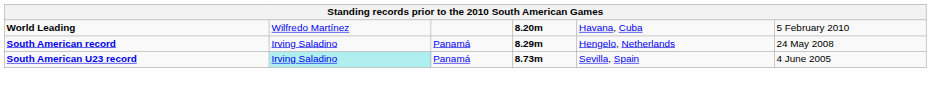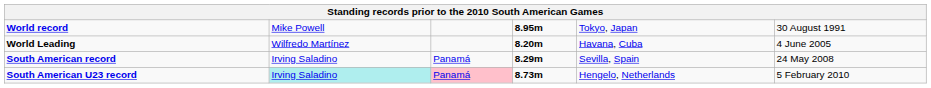+ row: (37, 28)
(813, 28) 5 February 2010 -> (804, 43) 4 June 2005
(627, 43) Hengelo, Netherlands -> (609, 59) Sevilla, Spain
(452, 59) no background -> (452, 75) pink background
(609, 59) Sevilla, Spain -> (627, 75) Hengelo, Netherlands
(804, 59) 4 June 2005 -> (813, 75) 5 February 2010
